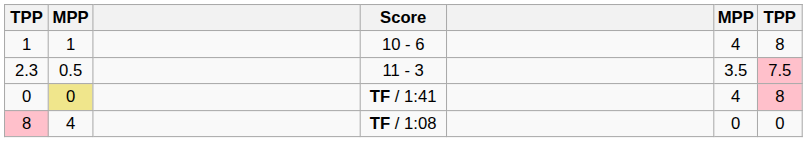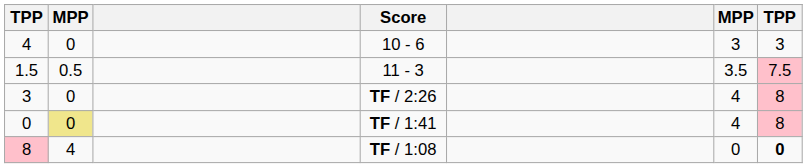(27, 44) 1 -> (27, 44) 4
(71, 44) 1 -> (71, 44) 0
(736, 44) 4 -> (736, 44) 3
(780, 44) 8 -> (780, 44) 3
(27, 70) 2.3 -> (27, 70) 1.5
+ row: (403, 96)
(780, 123) normal -> (780, 149) bold
